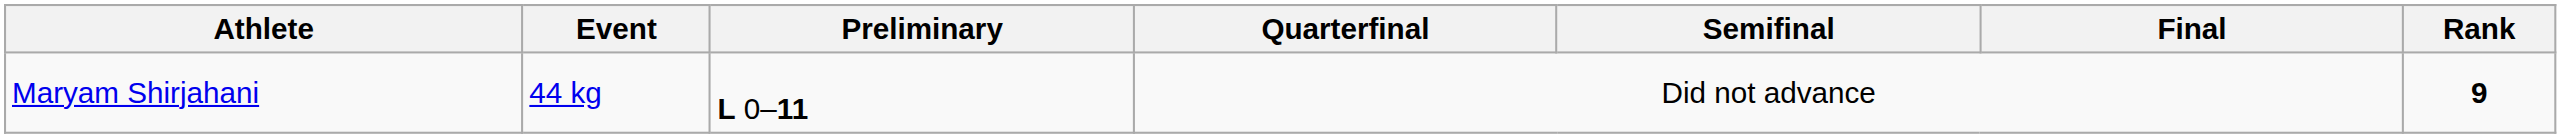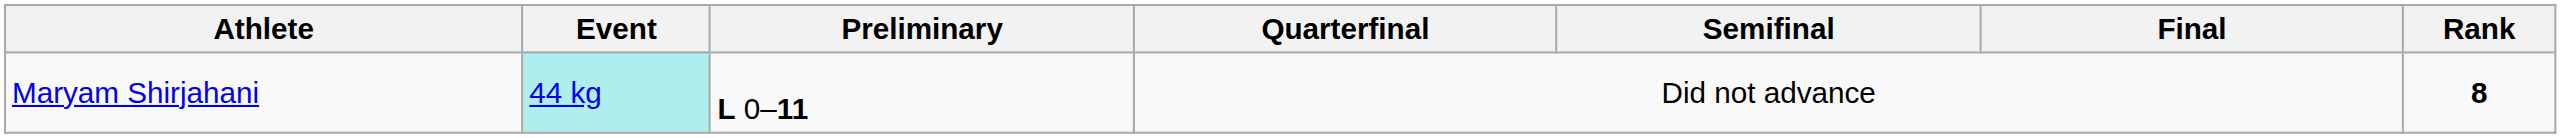(566, 92) no background -> (566, 92) paleturquoise background
(2479, 92) 9 -> (2479, 92) 8
